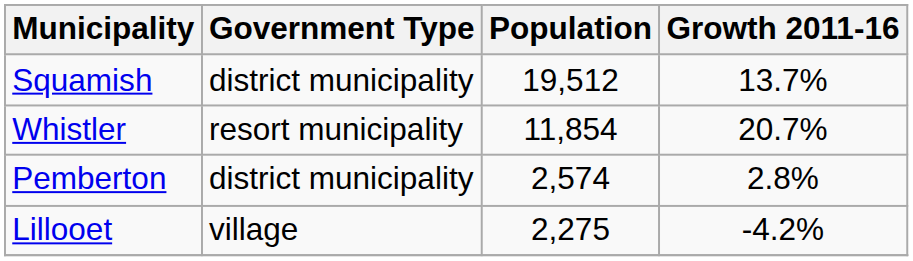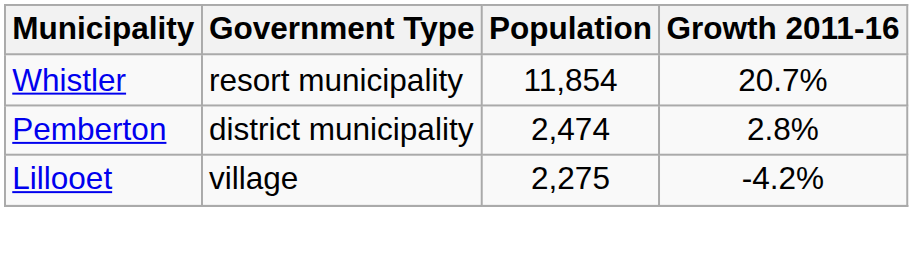- row: (82, 79)
(570, 179) 2,574 -> (570, 129) 2,474
